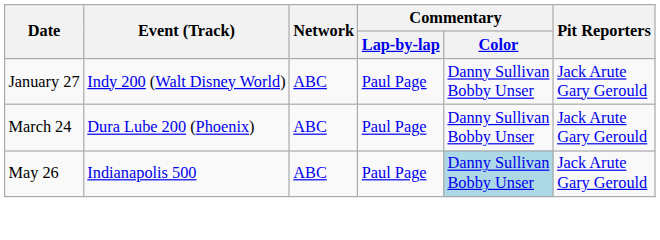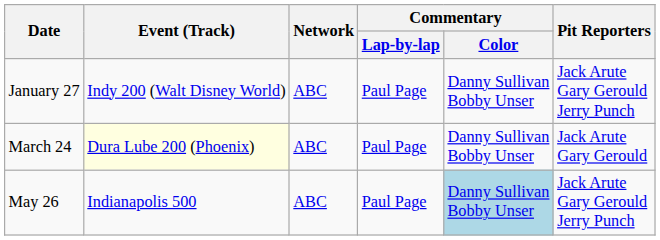(602, 81) Jack Arute Gary Gerould -> (602, 90) Jack Arute Gary Gerould Jerry Punch
(171, 127) no background -> (171, 146) lightyellow background
(602, 173) Jack Arute Gary Gerould -> (602, 202) Jack Arute Gary Gerould Jerry Punch
